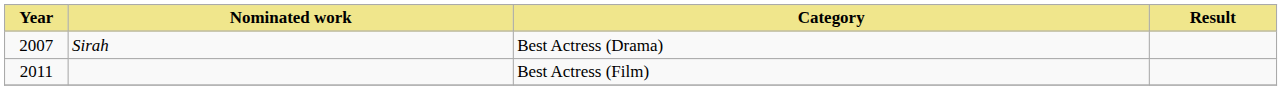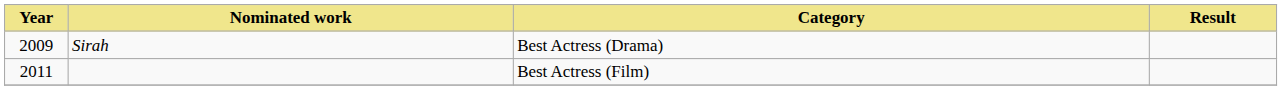(36, 44) 2007 -> (36, 44) 2009
